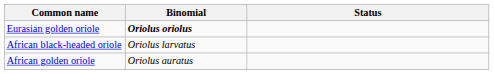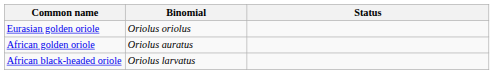(160, 28) bold -> (159, 28) normal
rows swapped: (51, 61) <-> (64, 45)
